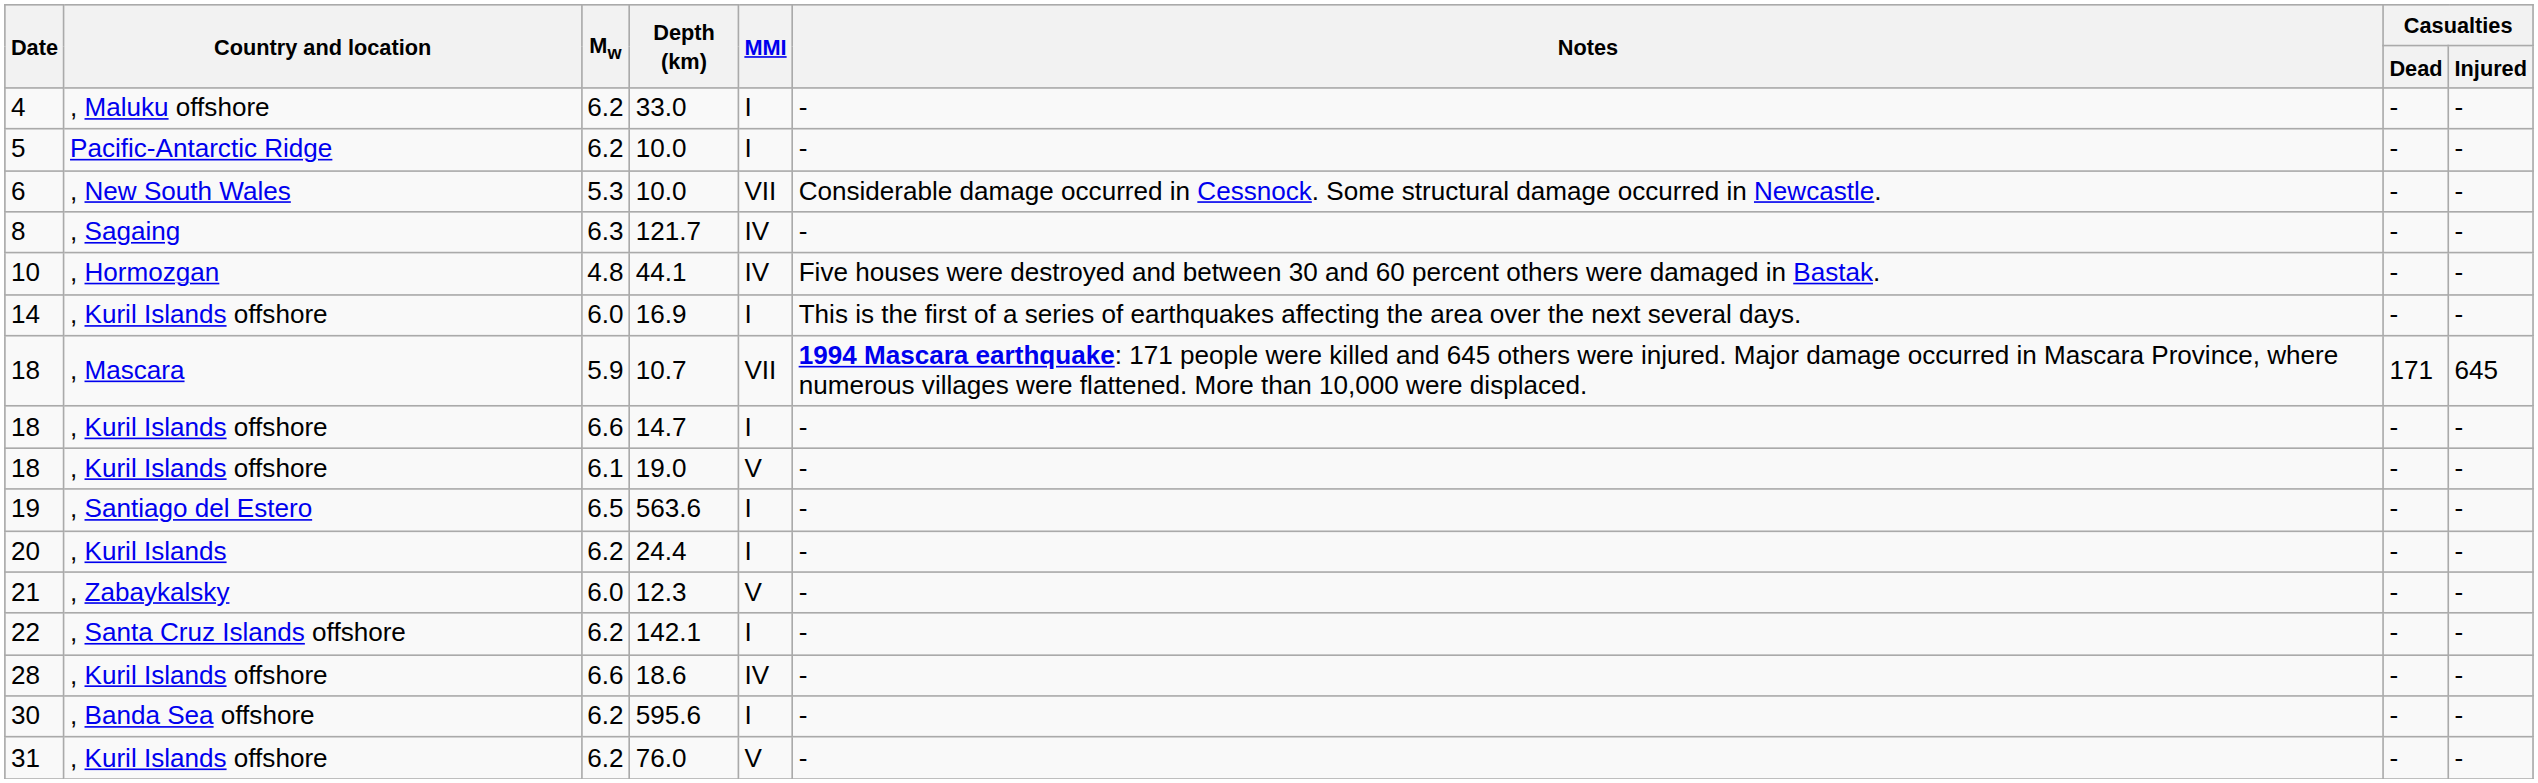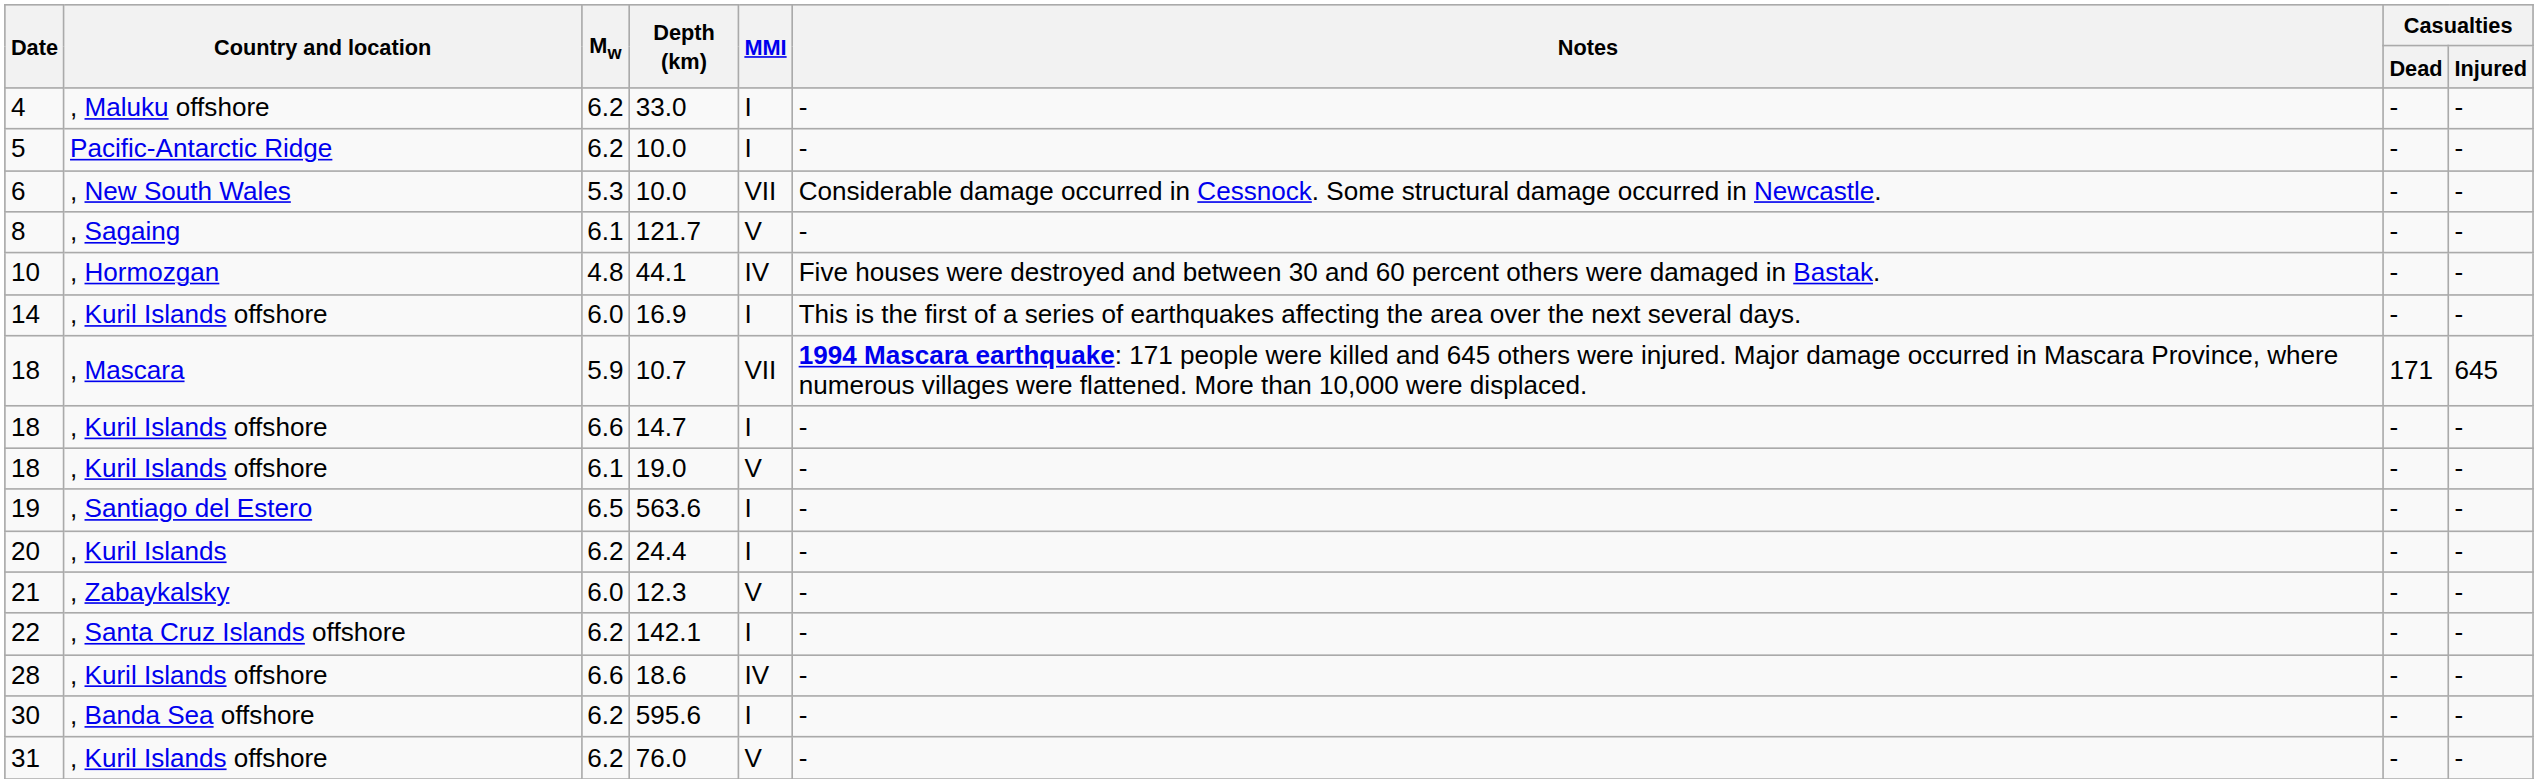(605, 231) 6.3 -> (605, 231) 6.1
(757, 231) IV -> (753, 231) V
